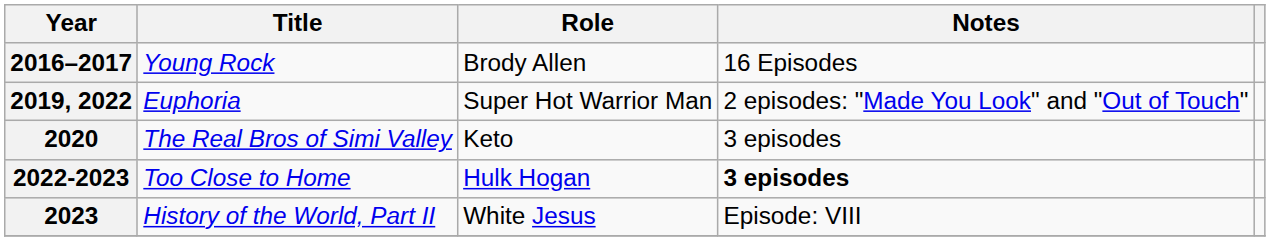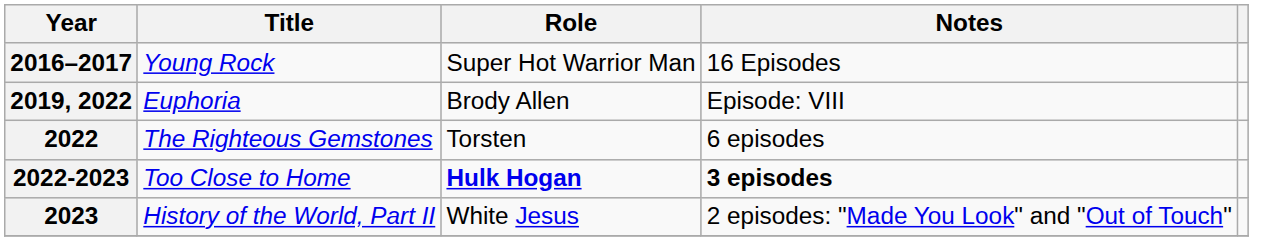(525, 62) Brody Allen -> (571, 62) Super Hot Warrior Man
(588, 100) Super Hot Warrior Man -> (508, 100) Brody Allen
(986, 100) 2 episodes: "Made You Look" and "Out of Touch" -> (776, 100) Episode: VIII
- row: (71, 139)
+ row: (71, 139)
(527, 178) normal -> (514, 178) bold
(792, 216) Episode: VIII -> (969, 216) 2 episodes: "Made You Look" and "Out of Touch"
